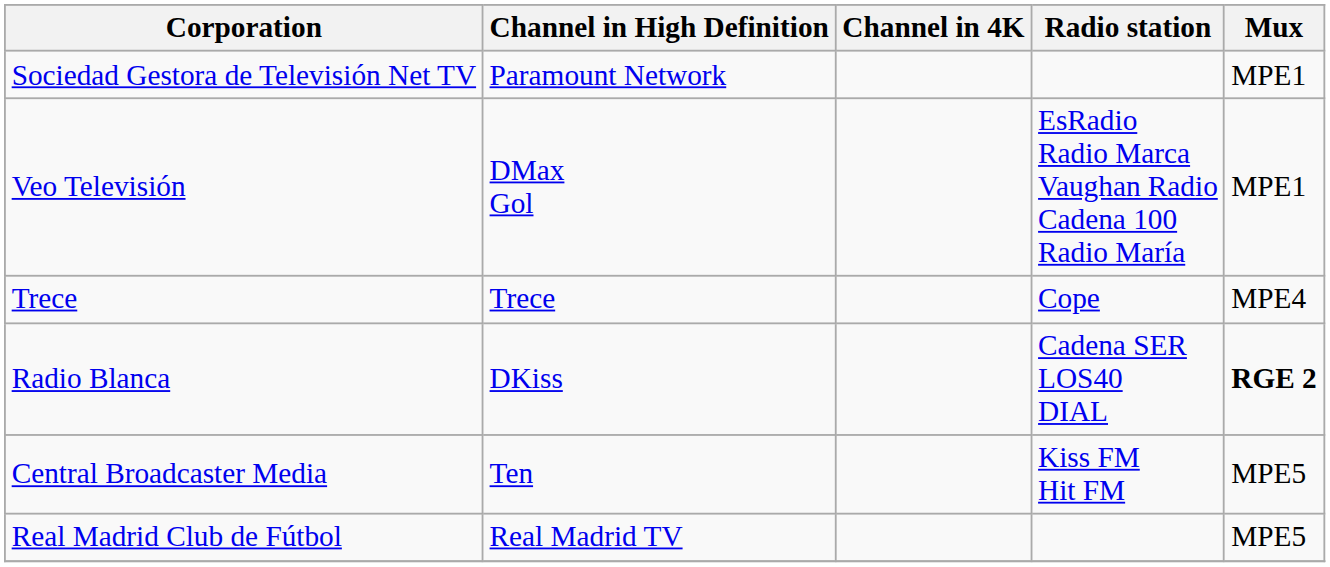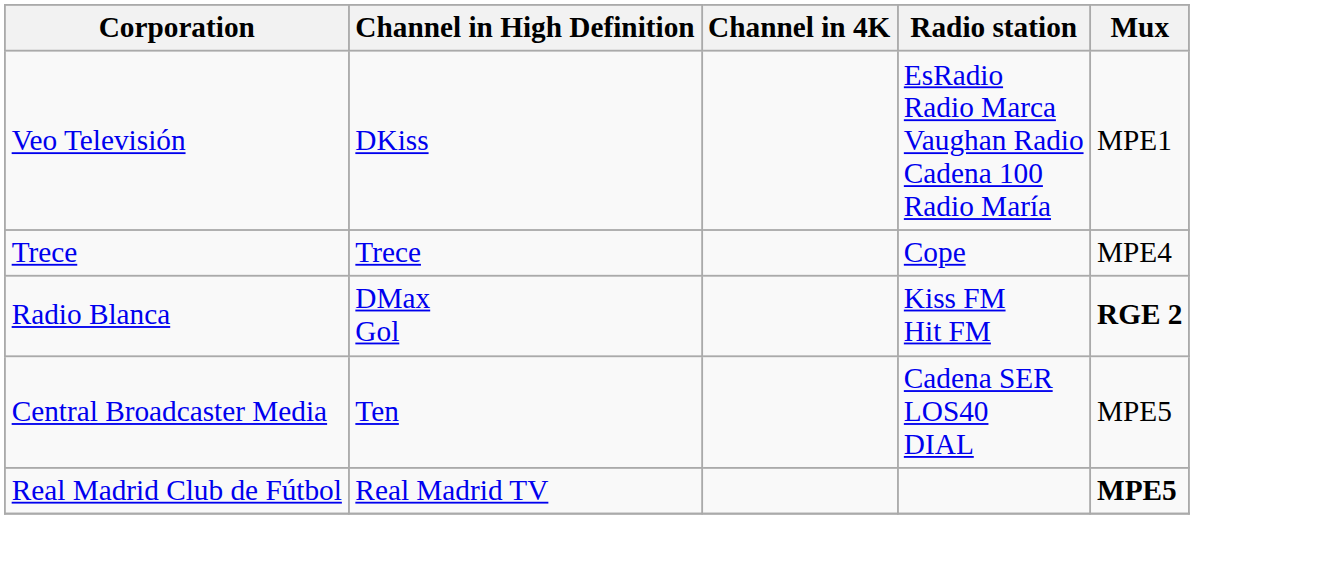- row: (244, 74)
(527, 186) DMax Gol -> (392, 140) DKiss
(526, 378) DKiss -> (393, 315) DMax Gol
(1112, 378) Cadena SER LOS40 DIAL -> (955, 315) Kiss FM Hit FM
(1089, 474) Kiss FM Hit FM -> (978, 411) Cadena SER LOS40 DIAL
(1269, 536) normal -> (1137, 490) bold
